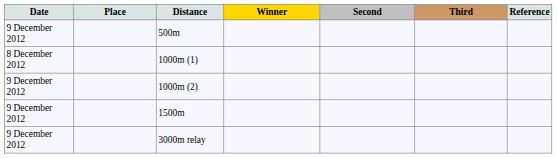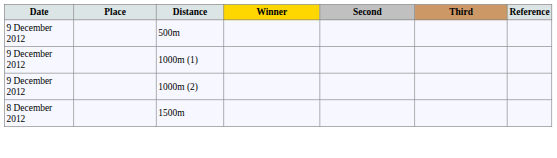(29, 59) 8 December 2012 -> (29, 59) 9 December 2012
(29, 113) 9 December 2012 -> (29, 113) 8 December 2012
- row: (182, 139)
